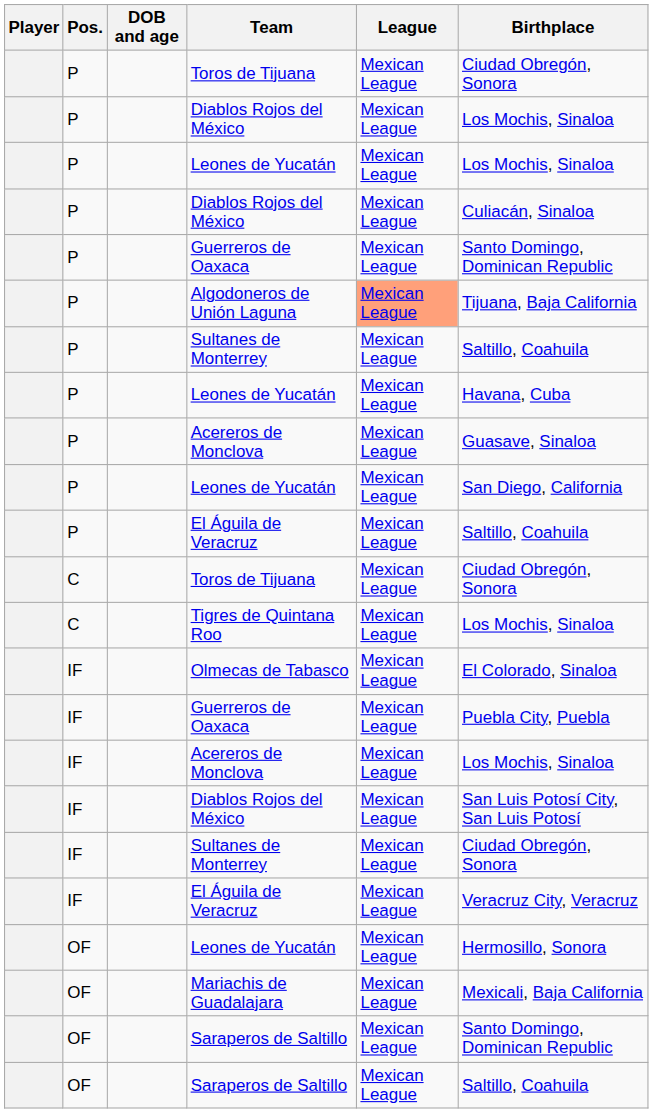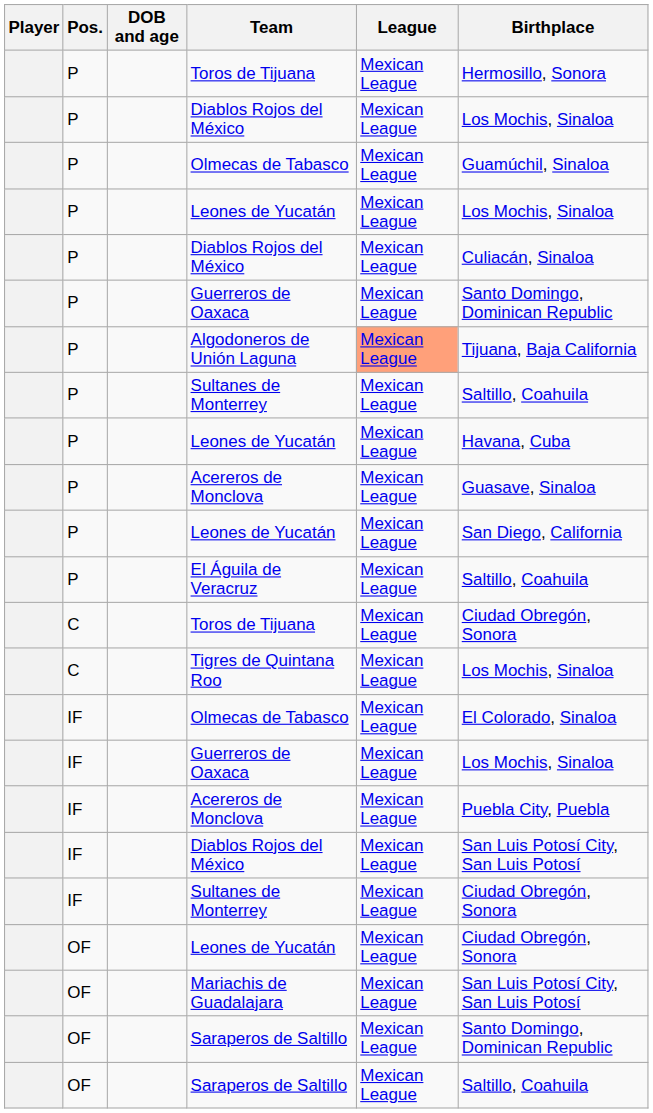(527, 73) Ciudad Obregón, Sonora -> (534, 73) Hermosillo, Sonora
+ row: (73, 165)
(536, 717) Puebla City, Puebla -> (538, 763) Los Mochis, Sinaloa
(538, 763) Los Mochis, Sinaloa -> (536, 809) Puebla City, Puebla
- row: (75, 901)
(534, 947) Hermosillo, Sonora -> (526, 947) Ciudad Obregón, Sonora
(553, 993) Mexicali, Baja California -> (540, 993) San Luis Potosí City, San Luis Potosí
